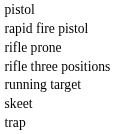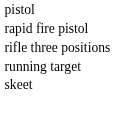- row: (33, 47)
- row: (15, 122)
